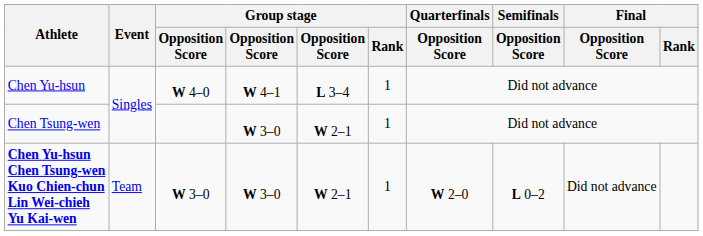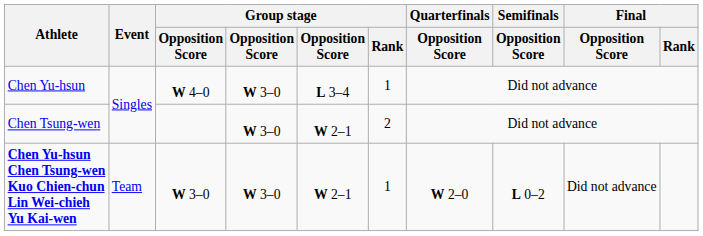(262, 93) W 4–1 -> (262, 93) W 3–0
(387, 124) 1 -> (387, 124) 2
